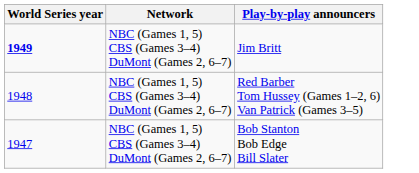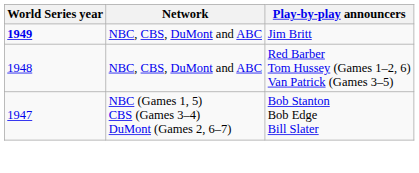(170, 48) NBC (Games 1, 5) CBS (Games 3–4) DuMont (Games 2, 6–7) -> (185, 34) NBC, CBS, DuMont and ABC
(170, 96) NBC (Games 1, 5) CBS (Games 3–4) DuMont (Games 2, 6–7) -> (185, 68) NBC, CBS, DuMont and ABC
